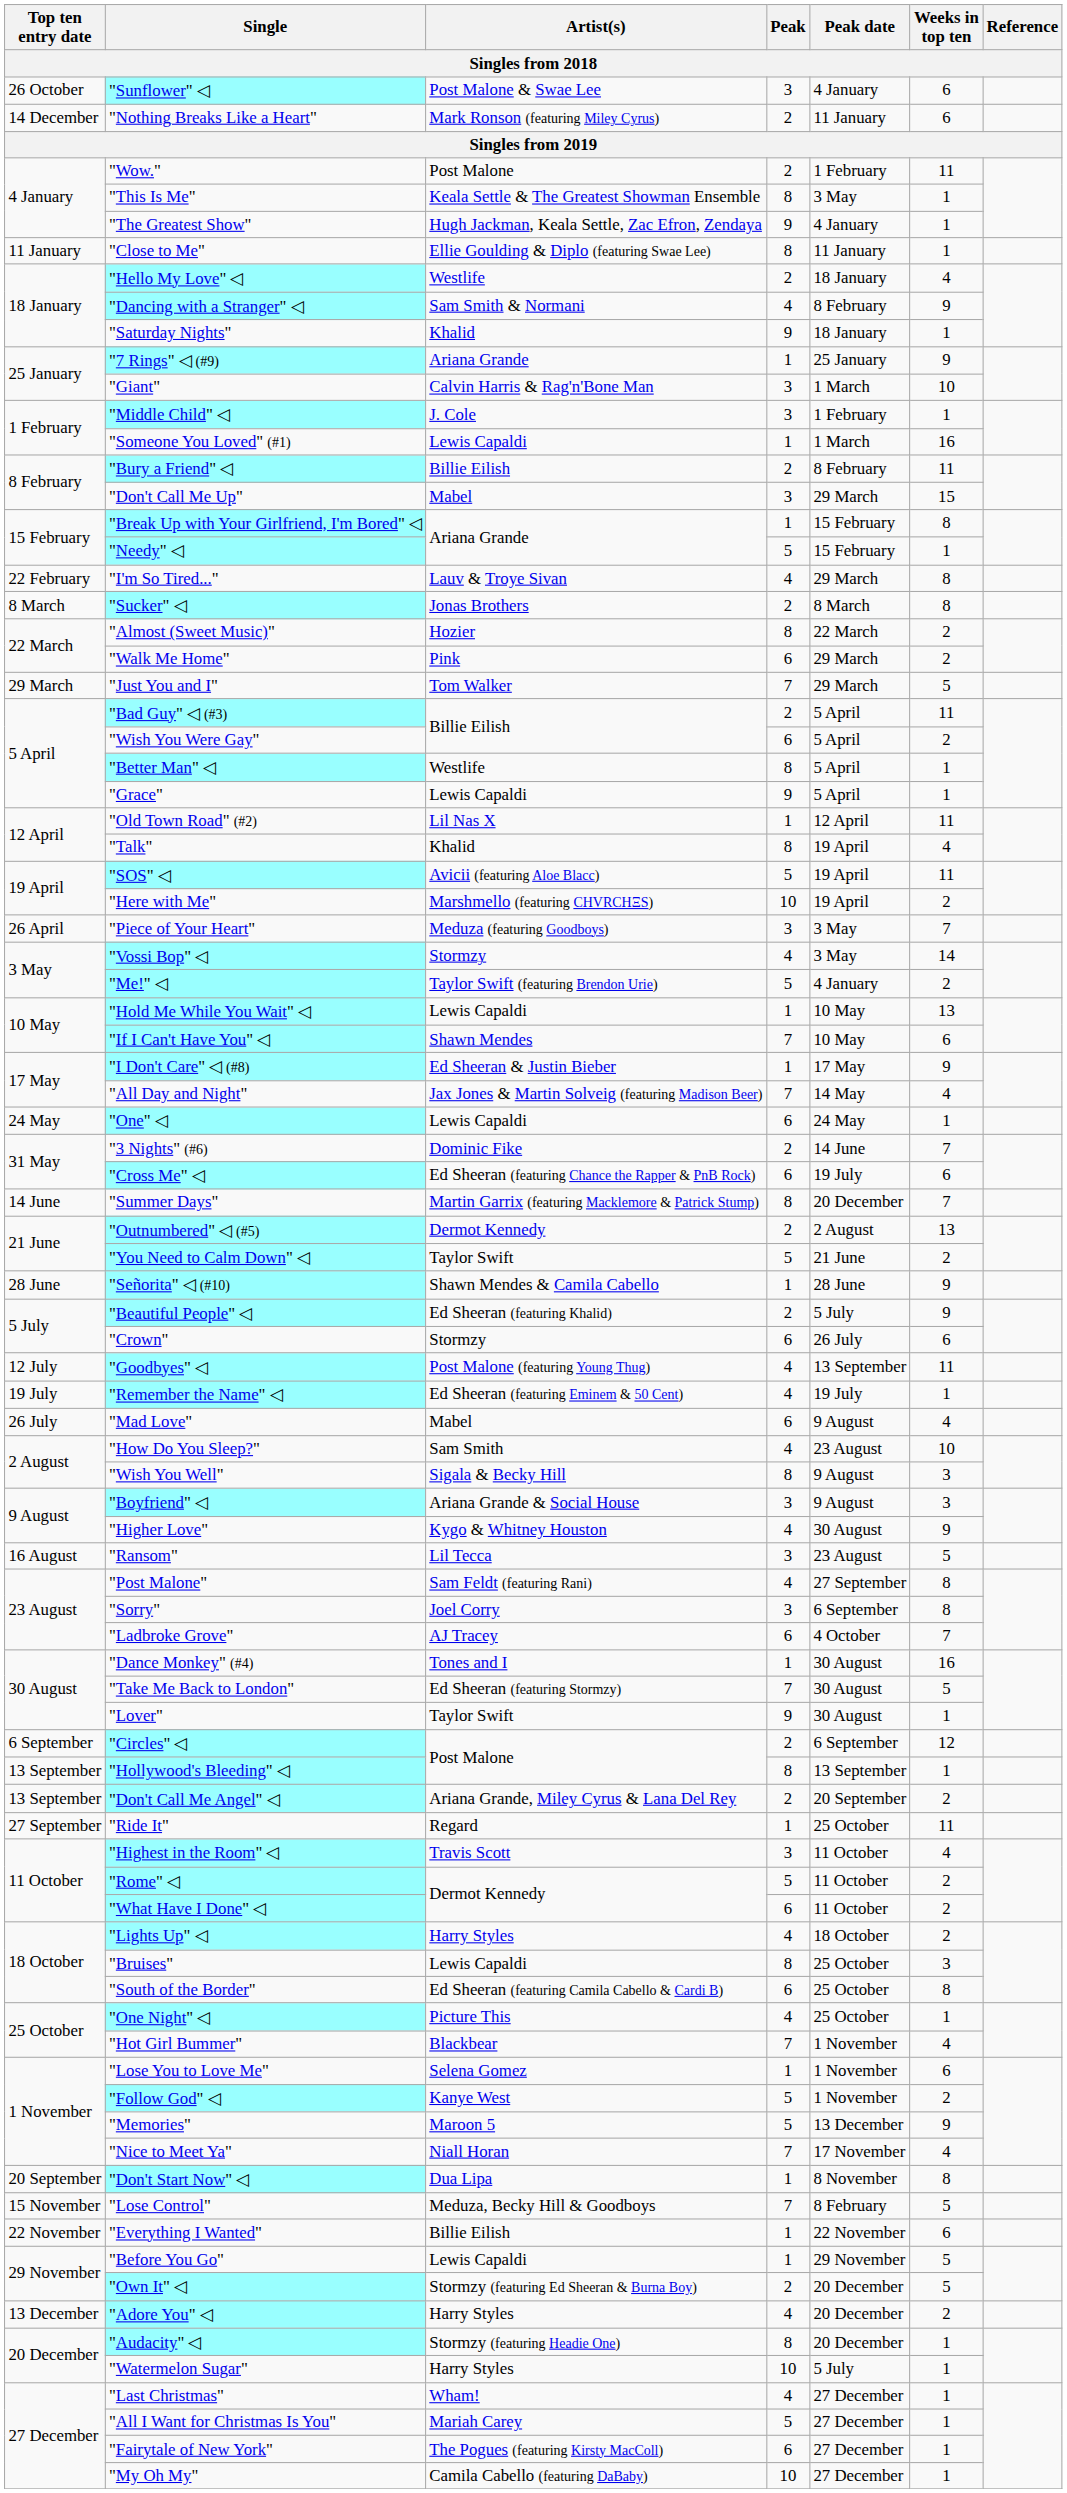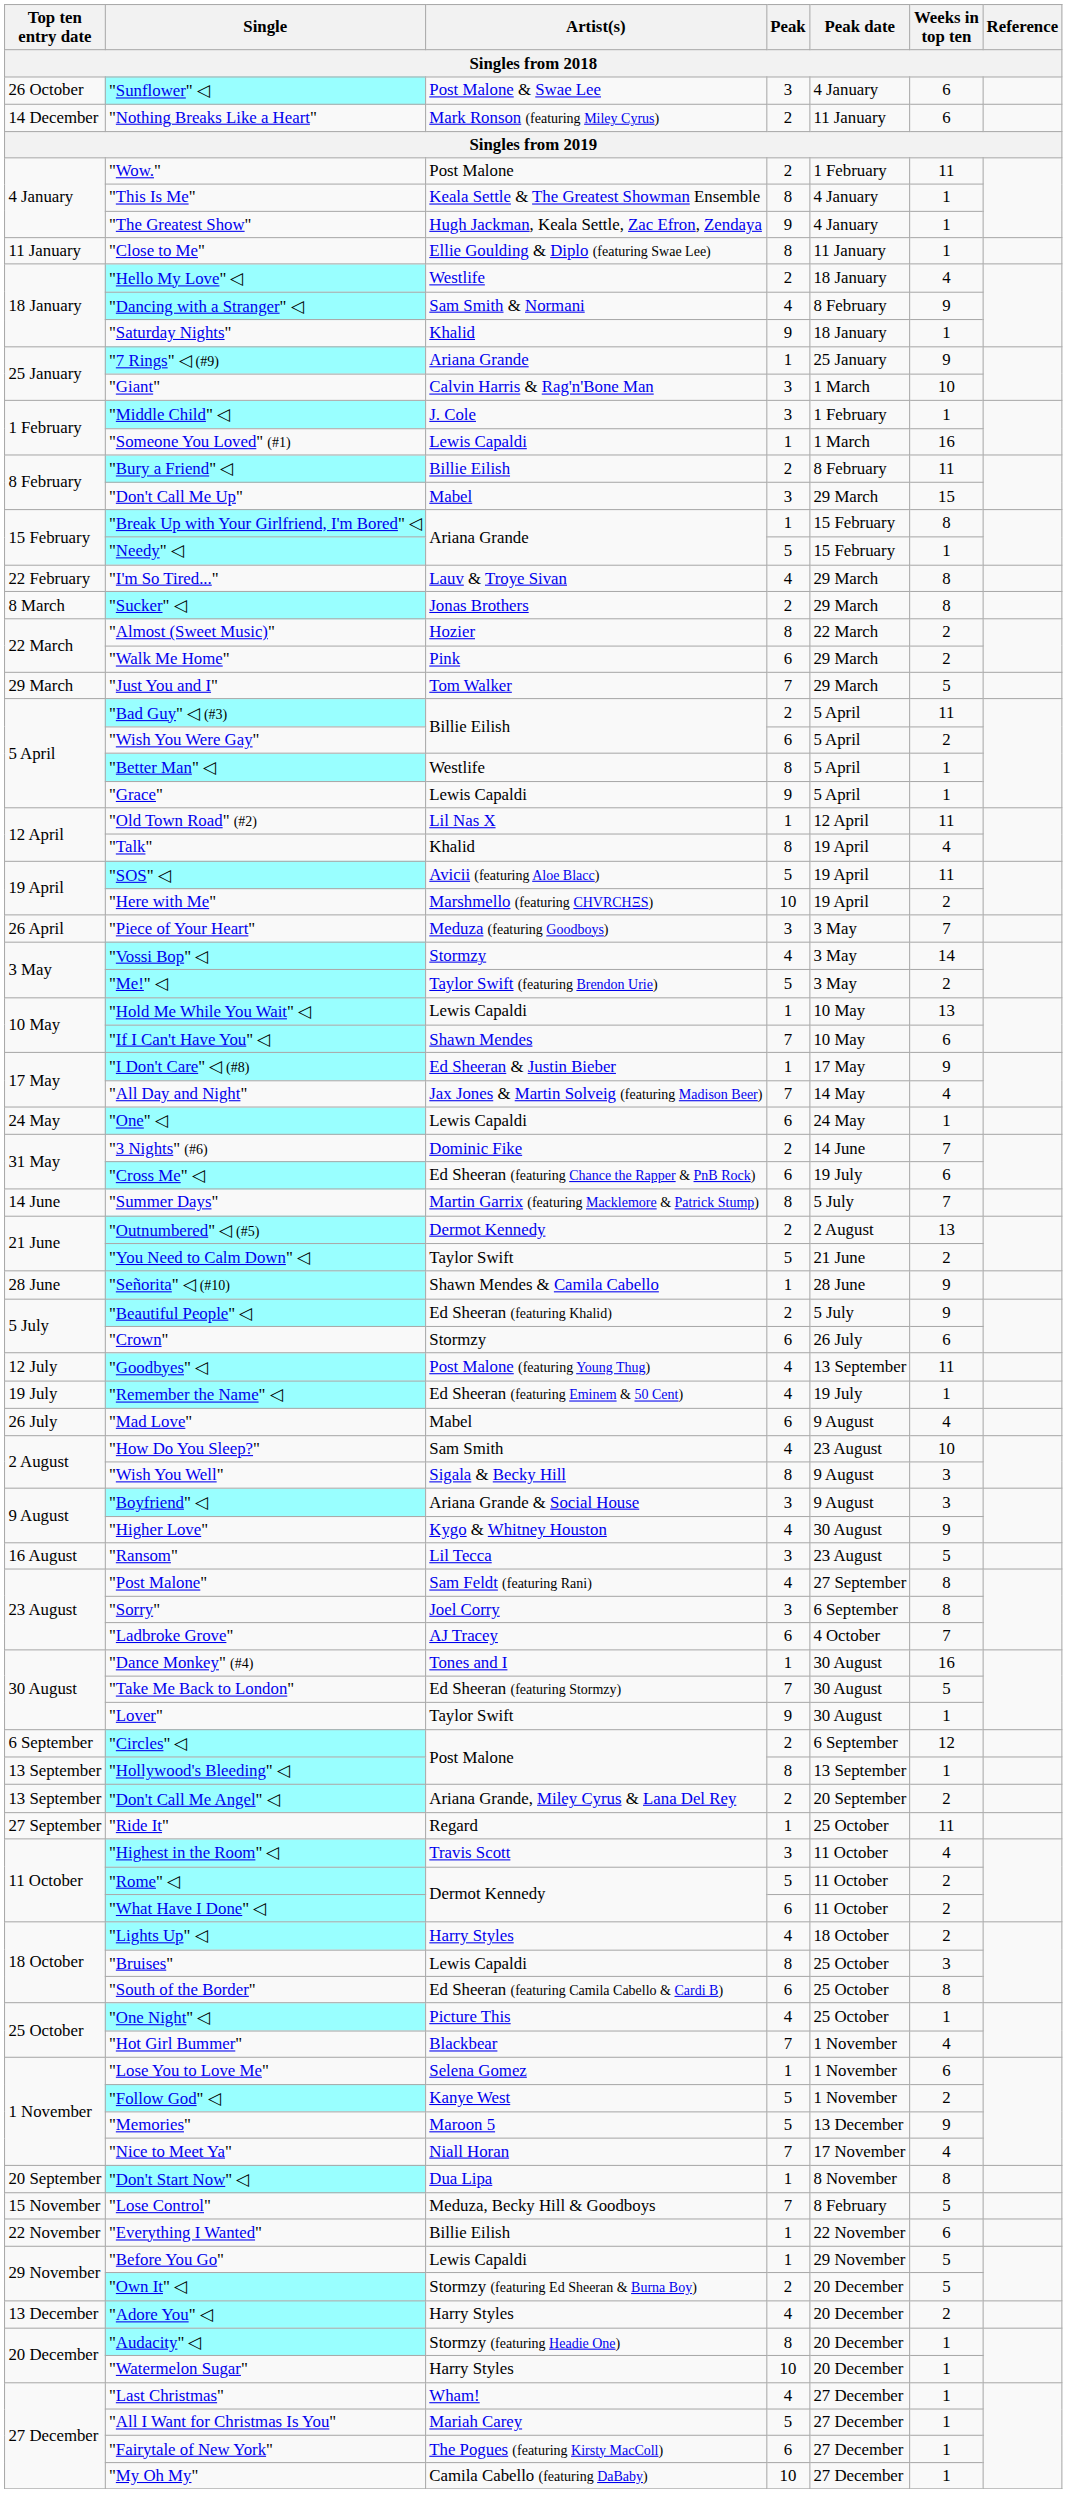(835, 197) 3 May -> (846, 197) 4 January
(842, 605) 8 March -> (846, 605) 29 March
(846, 983) 4 January -> (835, 983) 3 May
(858, 1202) 20 December -> (834, 1202) 5 July
(834, 2369) 5 July -> (858, 2369) 20 December
